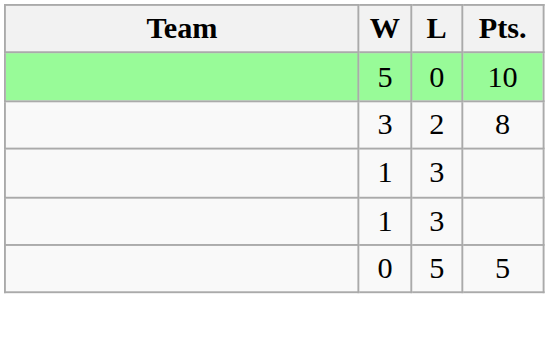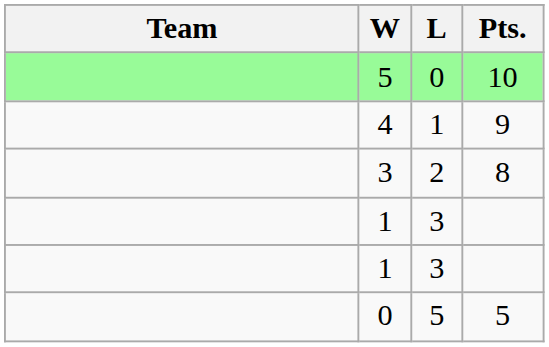+ row: (385, 124)
